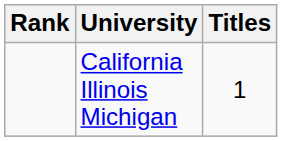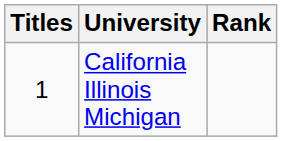columns swapped: (40, 23) <-> (240, 23)
